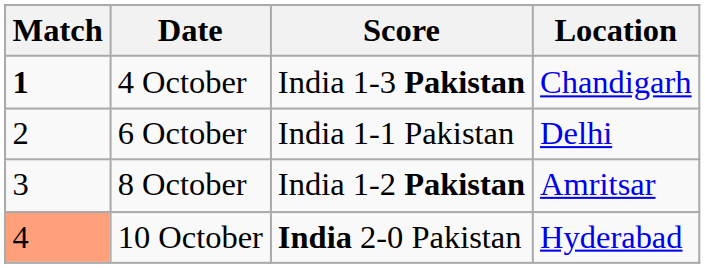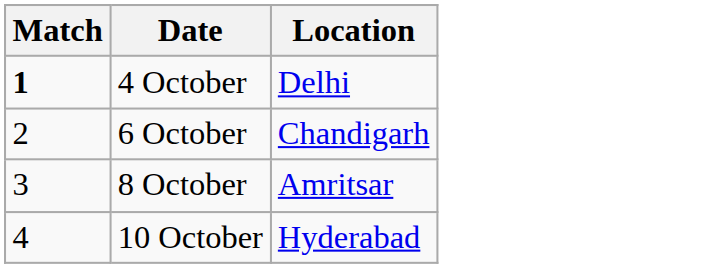- column: (401, 30)
(616, 81) Chandigarh -> (314, 81) Delhi
(576, 133) Delhi -> (354, 133) Chandigarh
(21, 236) lightsalmon background -> (21, 236) no background
